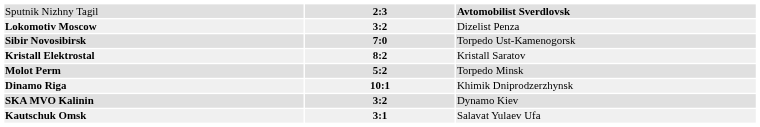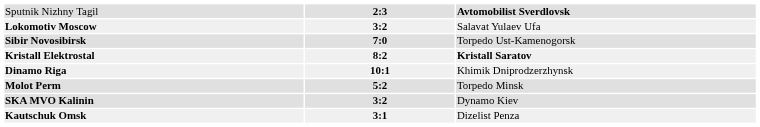(488, 26) Dizelist Penza -> (499, 26) Salavat Yulaev Ufa
(491, 56) normal -> (494, 56) bold
rows swapped: (33, 71) <-> (36, 86)
(499, 116) Salavat Yulaev Ufa -> (488, 116) Dizelist Penza
